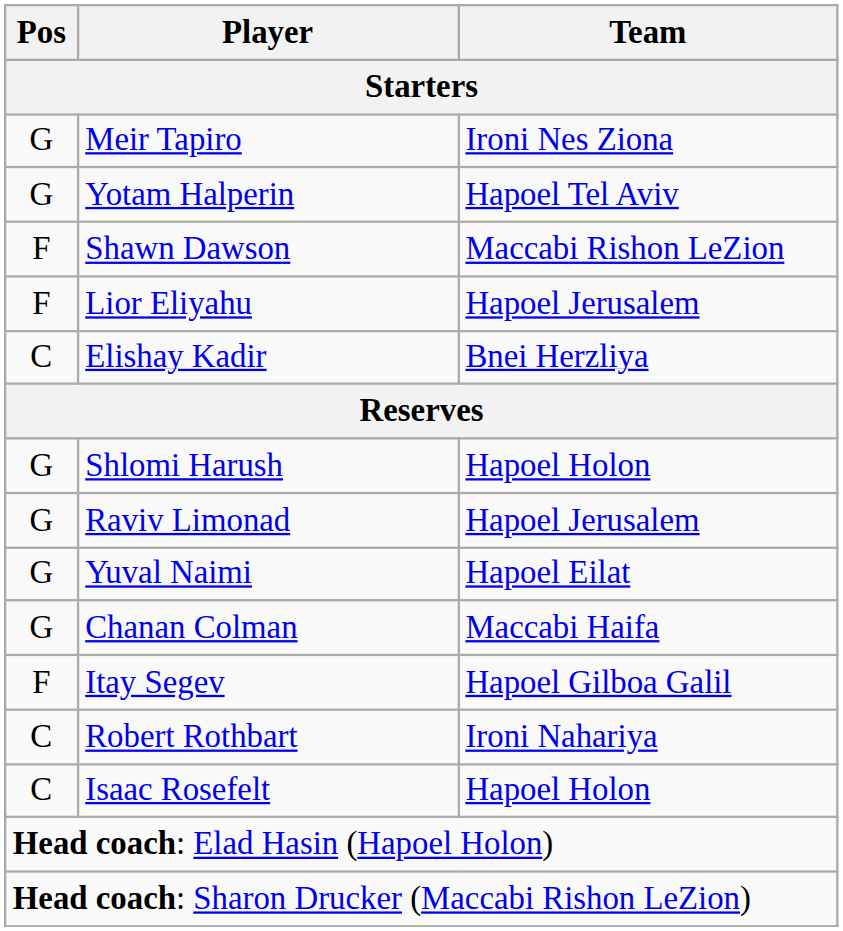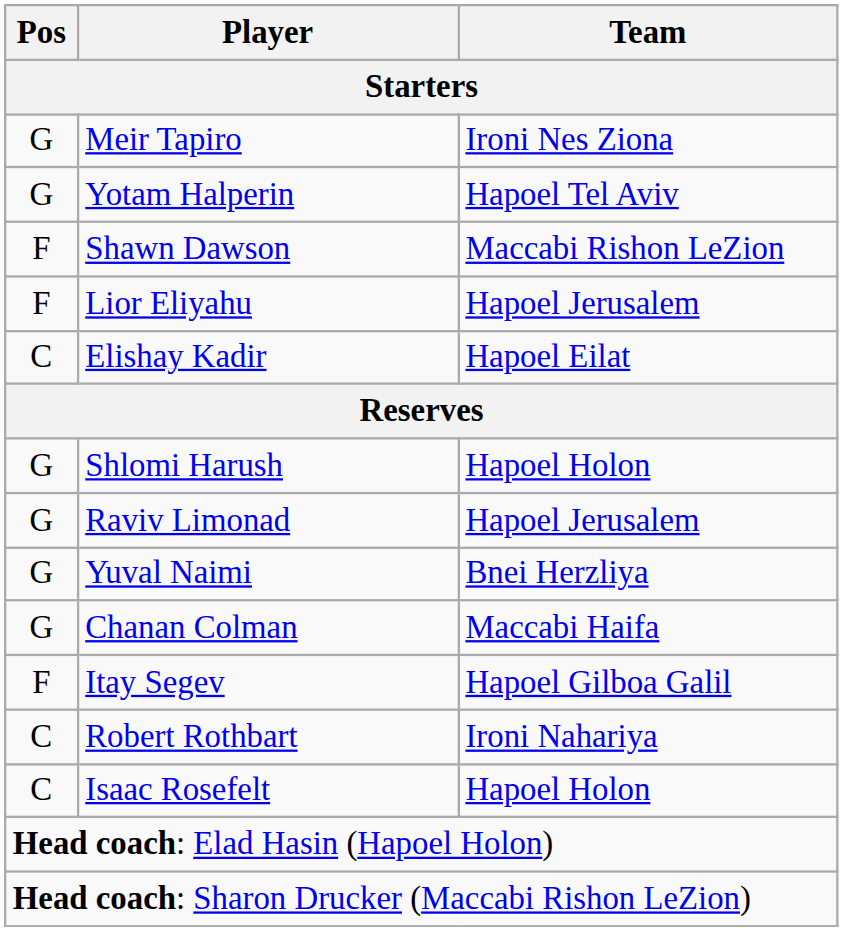(557, 356) Bnei Herzliya -> (548, 356) Hapoel Eilat
(548, 573) Hapoel Eilat -> (557, 573) Bnei Herzliya
